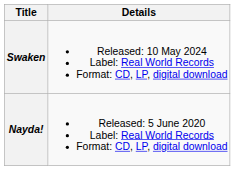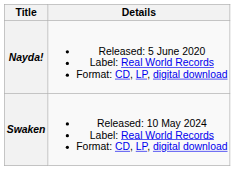rows swapped: (26, 129) <-> (26, 57)
